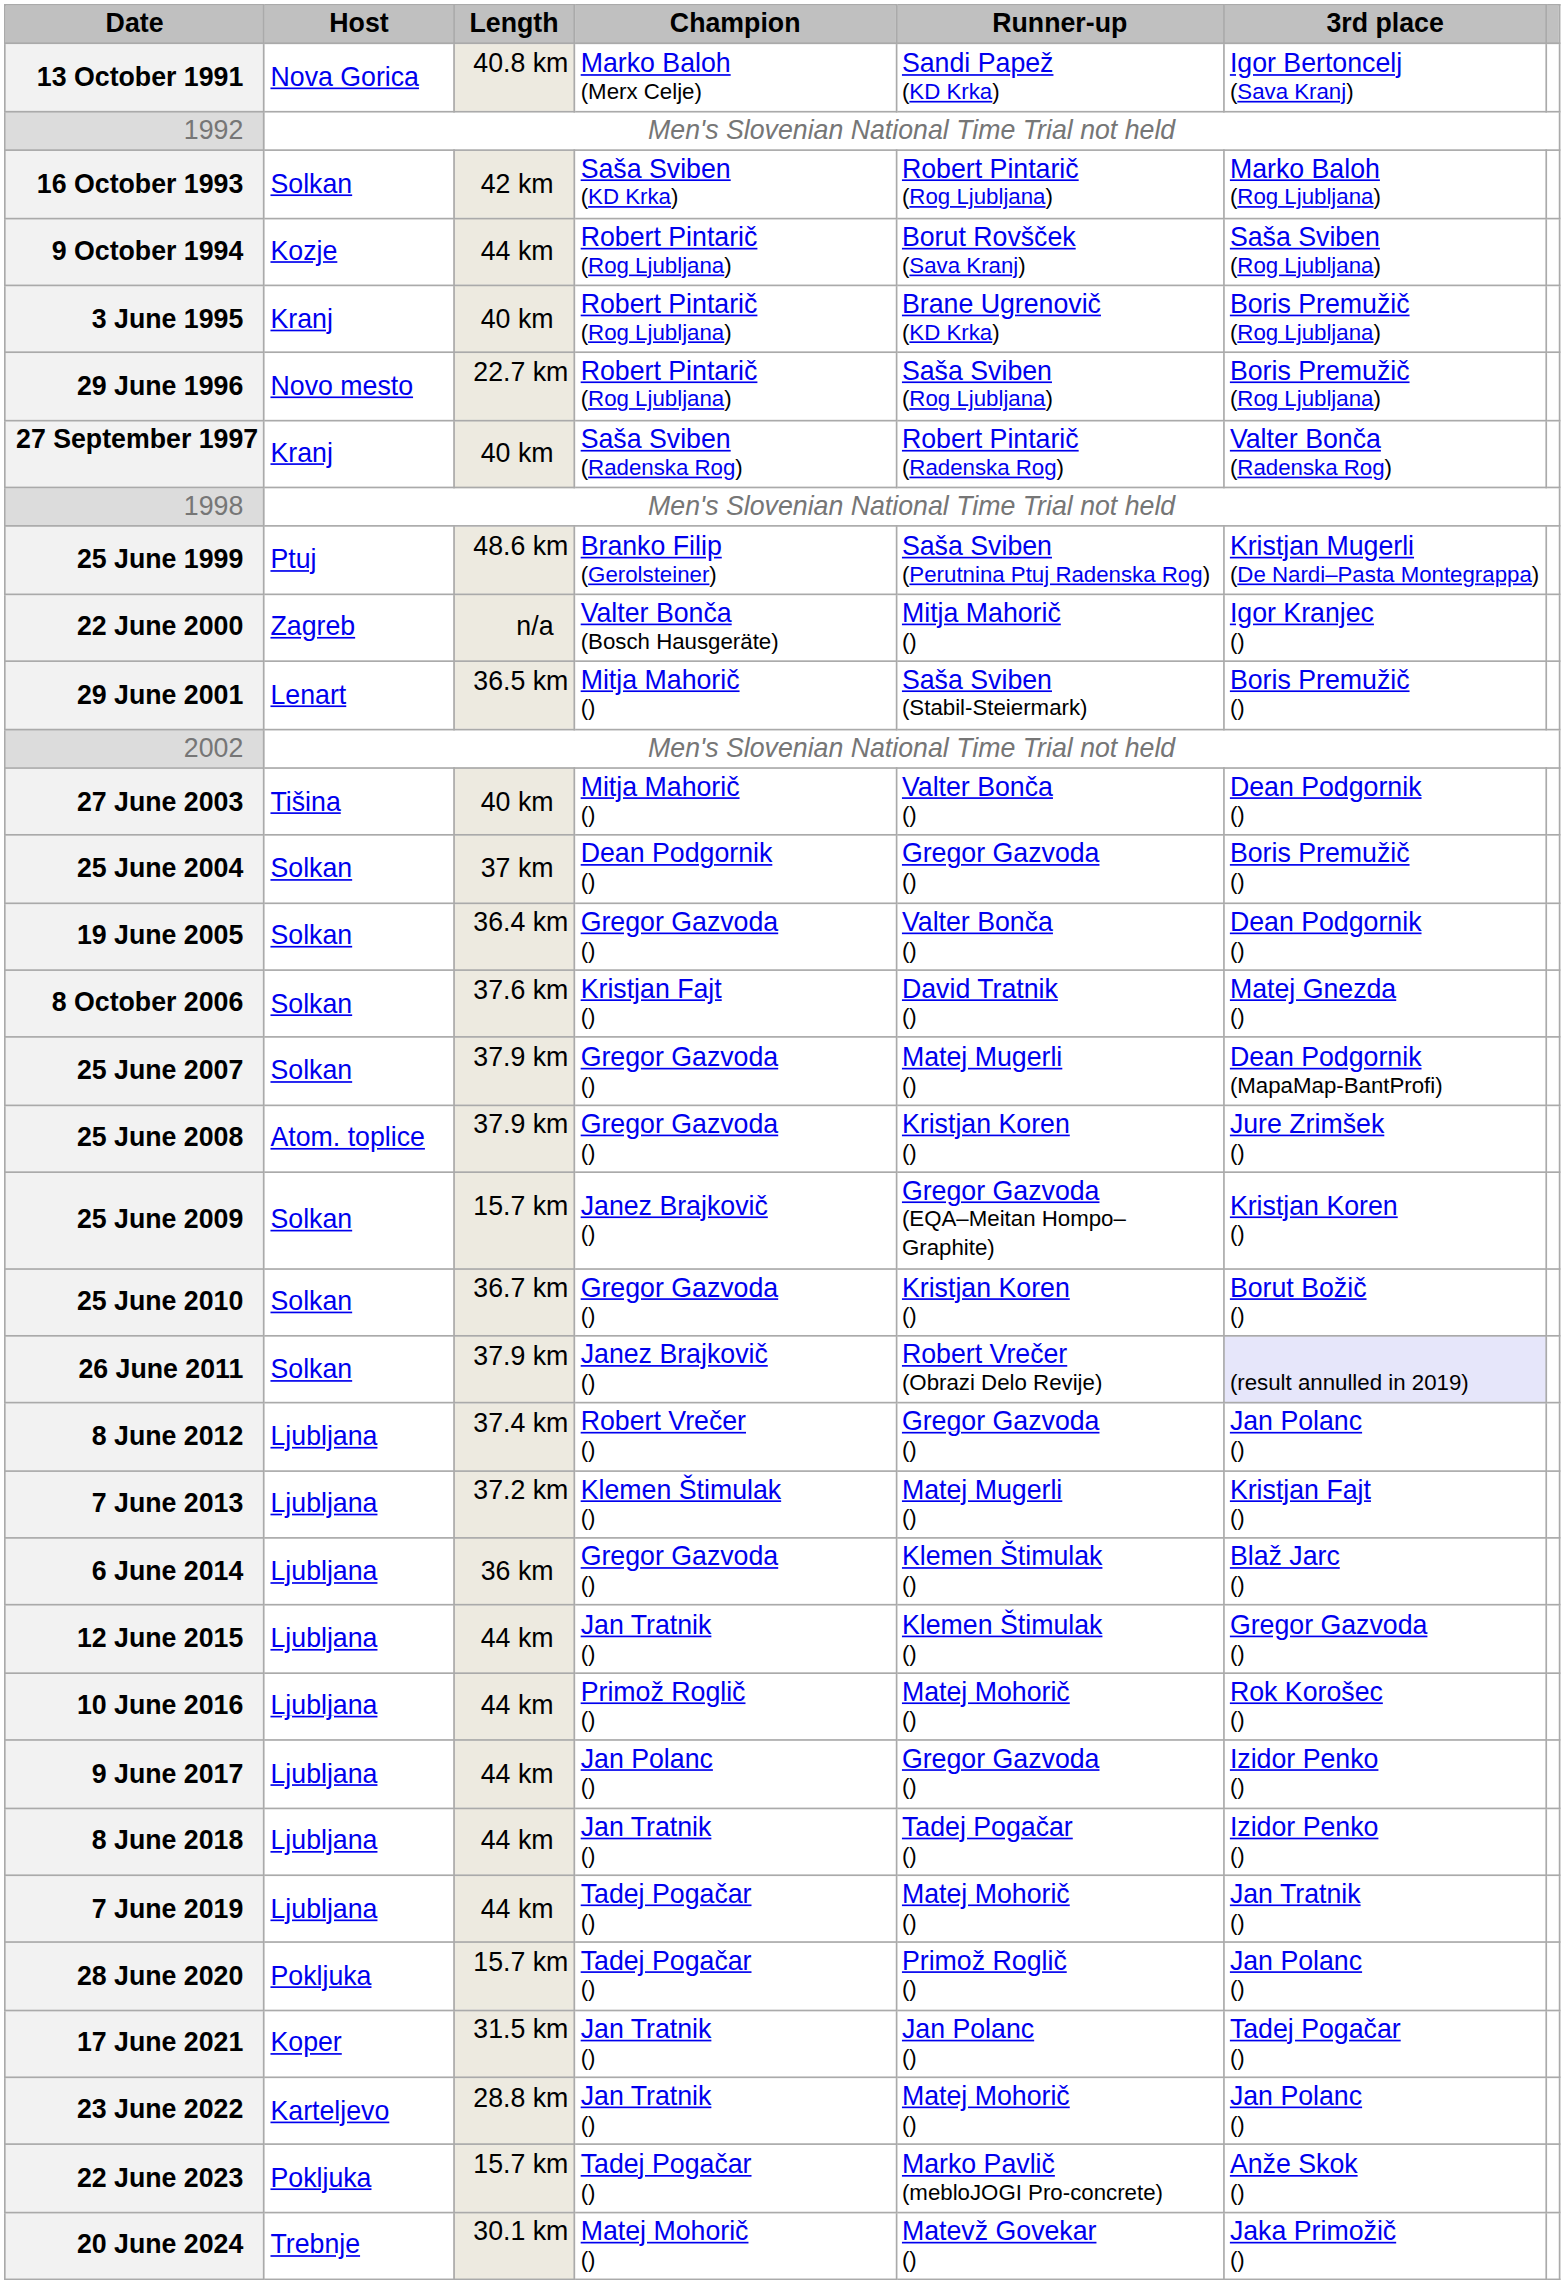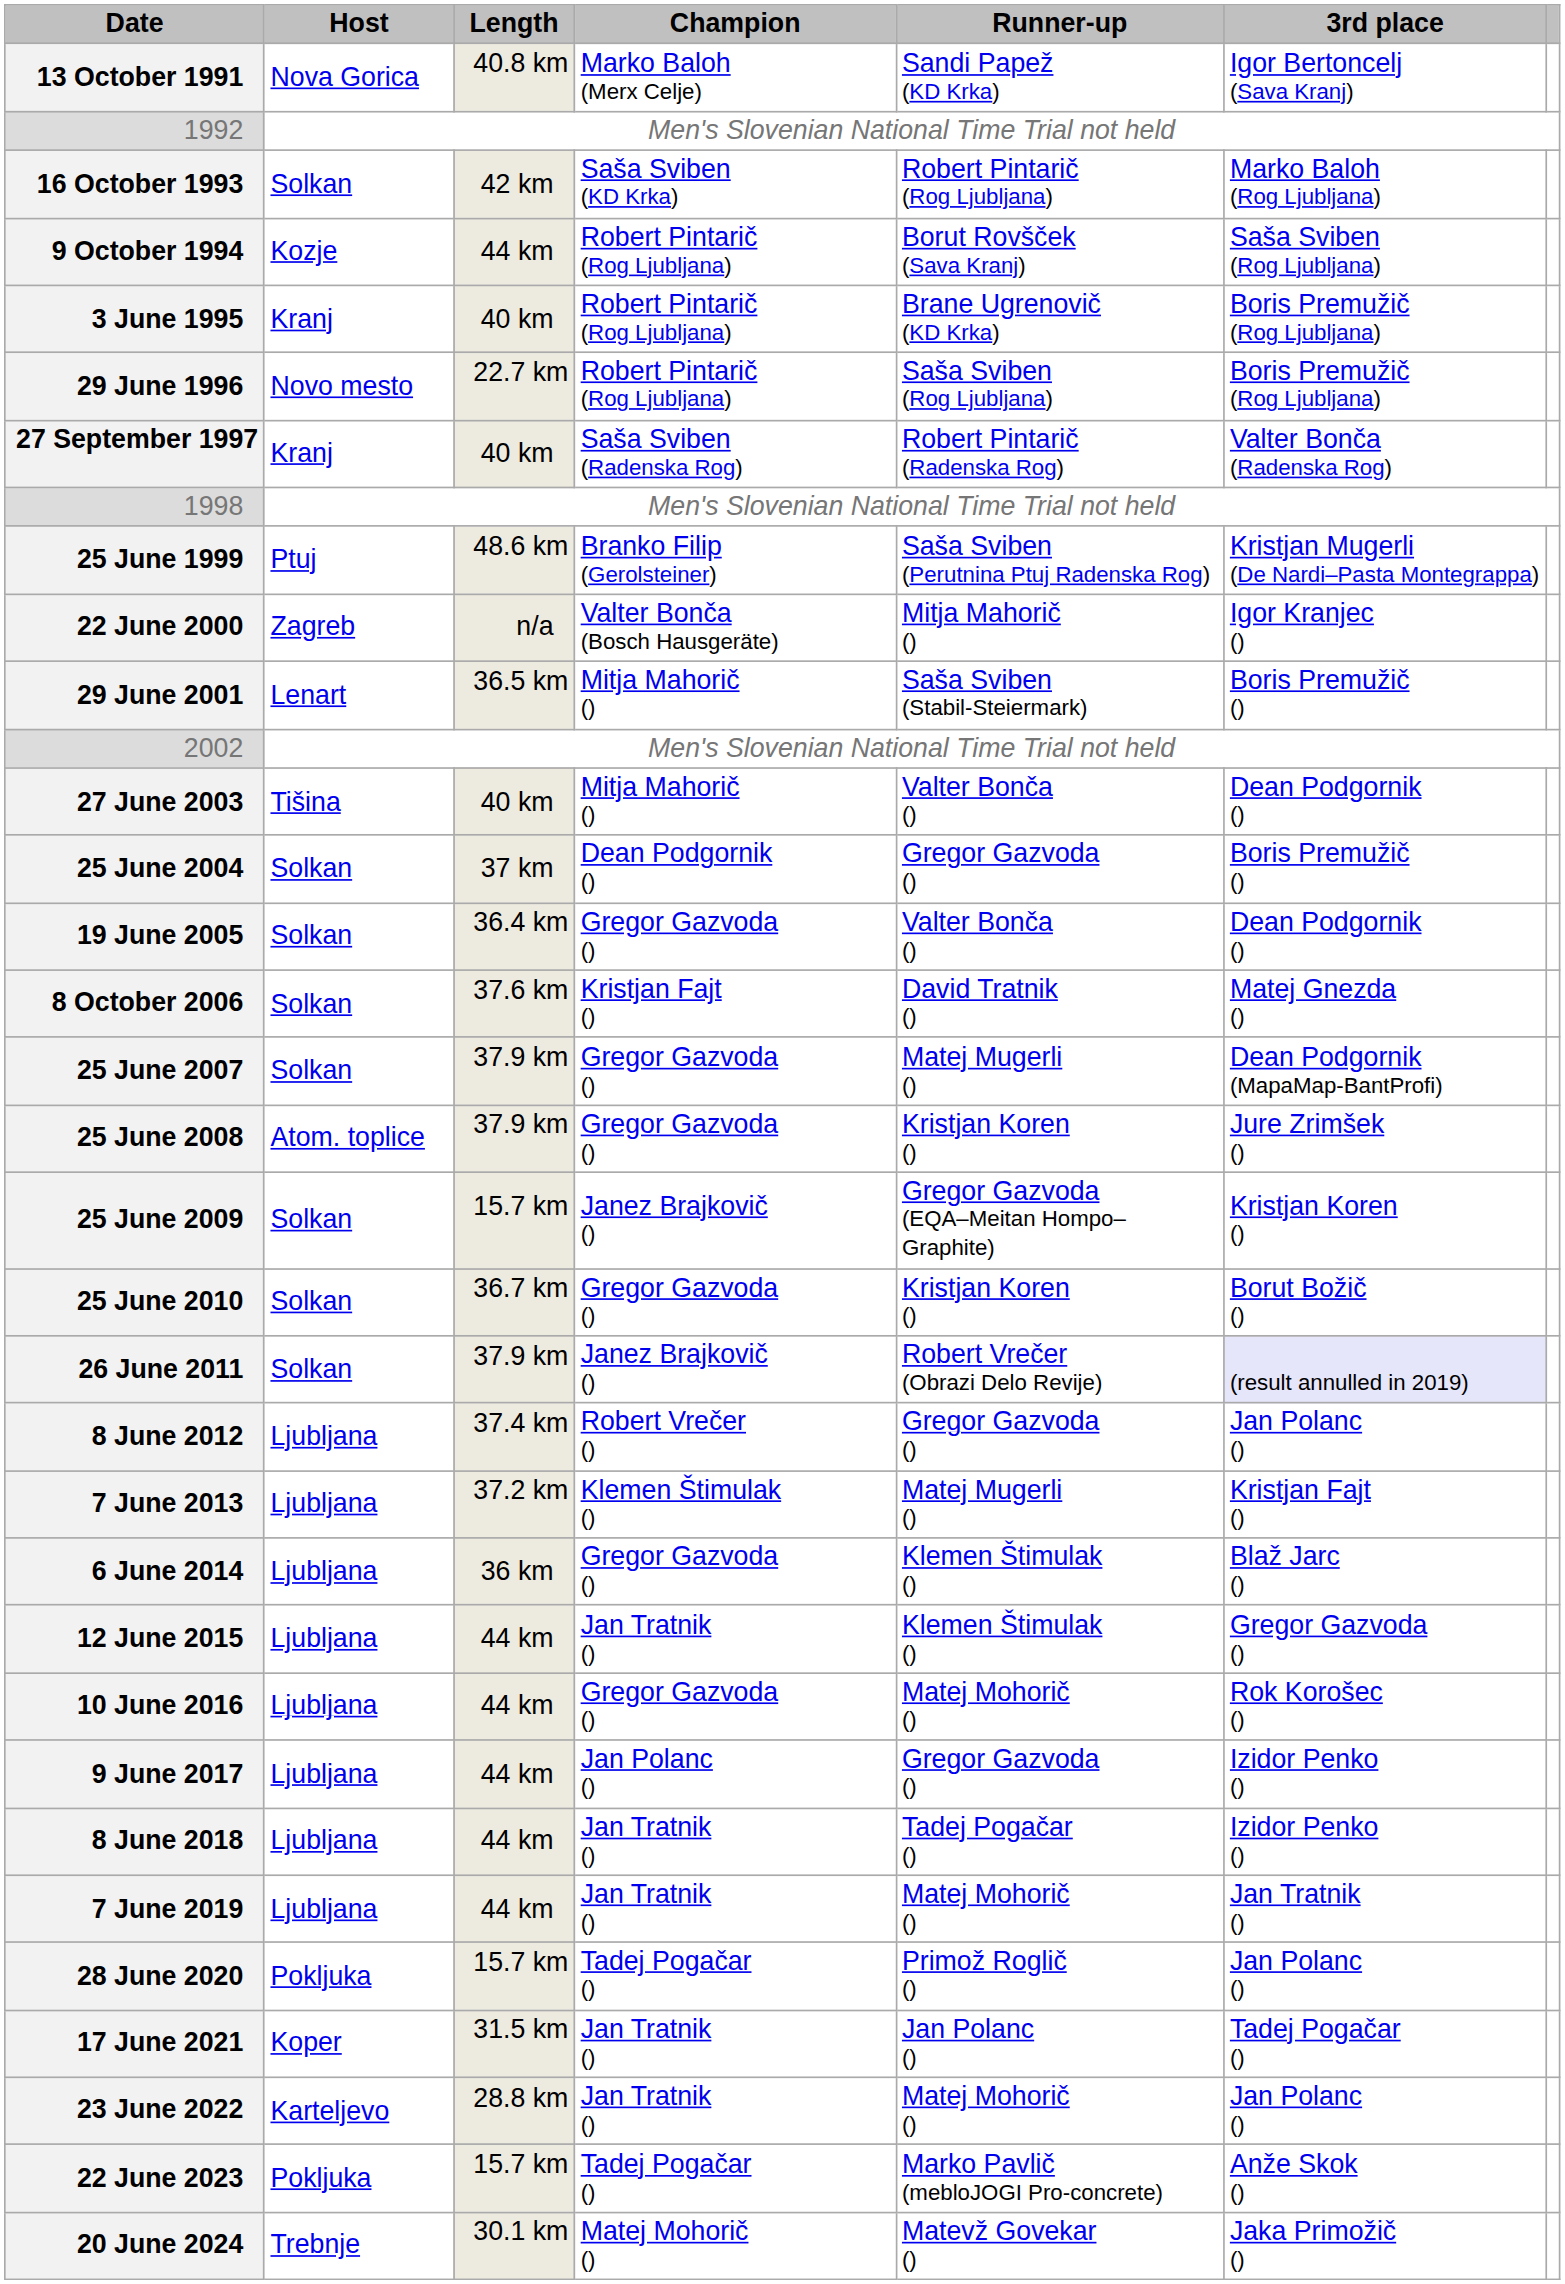(663, 1705) Primož Roglič () -> (679, 1705) Gregor Gazvoda ()
(666, 1907) Tadej Pogačar () -> (646, 1907) Jan Tratnik ()
